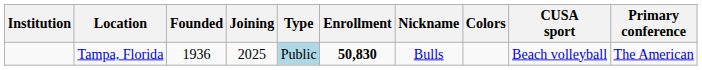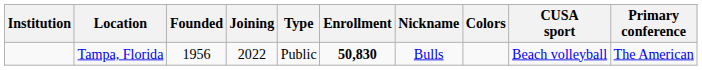(196, 53) 1936 -> (196, 53) 1956
(252, 53) 2025 -> (252, 53) 2022
(299, 53) lightblue background -> (299, 53) no background
